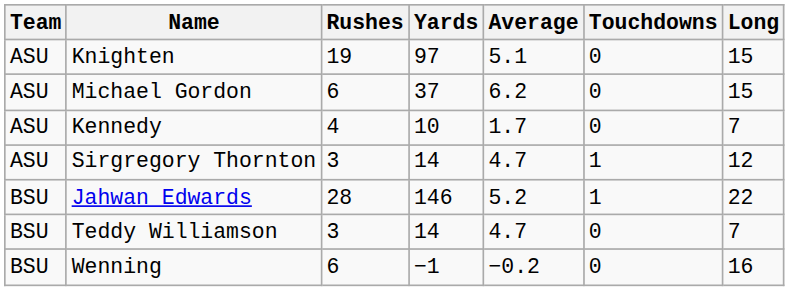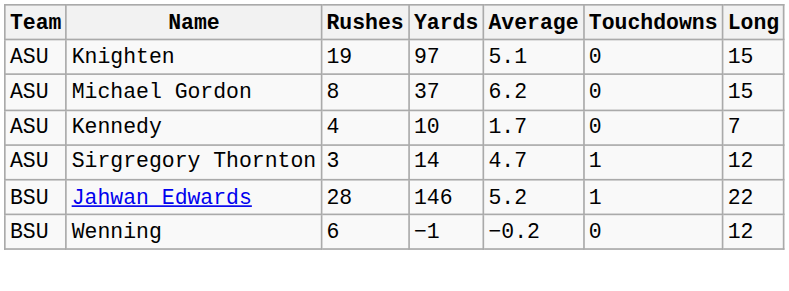(333, 92) 6 -> (333, 92) 8
- row: (175, 232)
(741, 267) 16 -> (741, 232) 12
